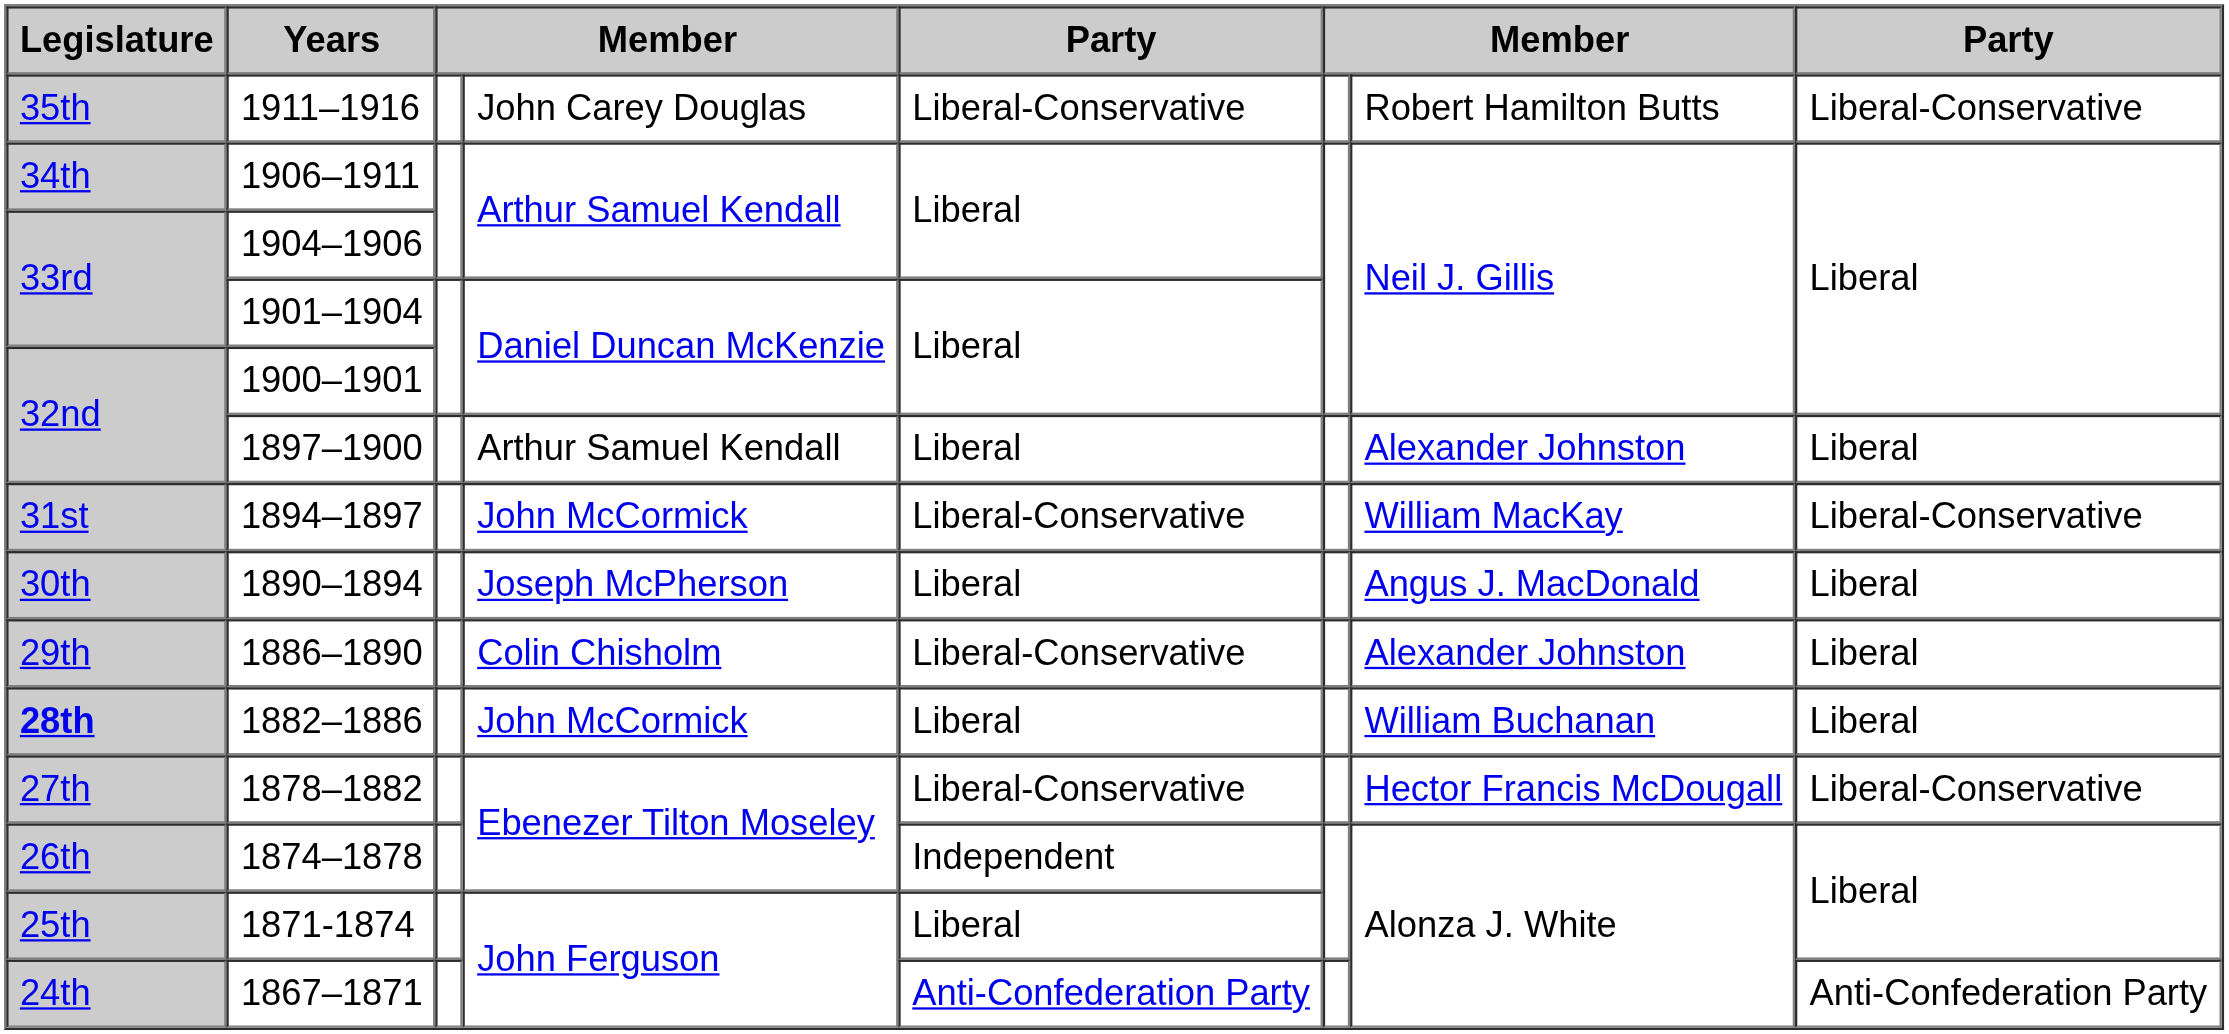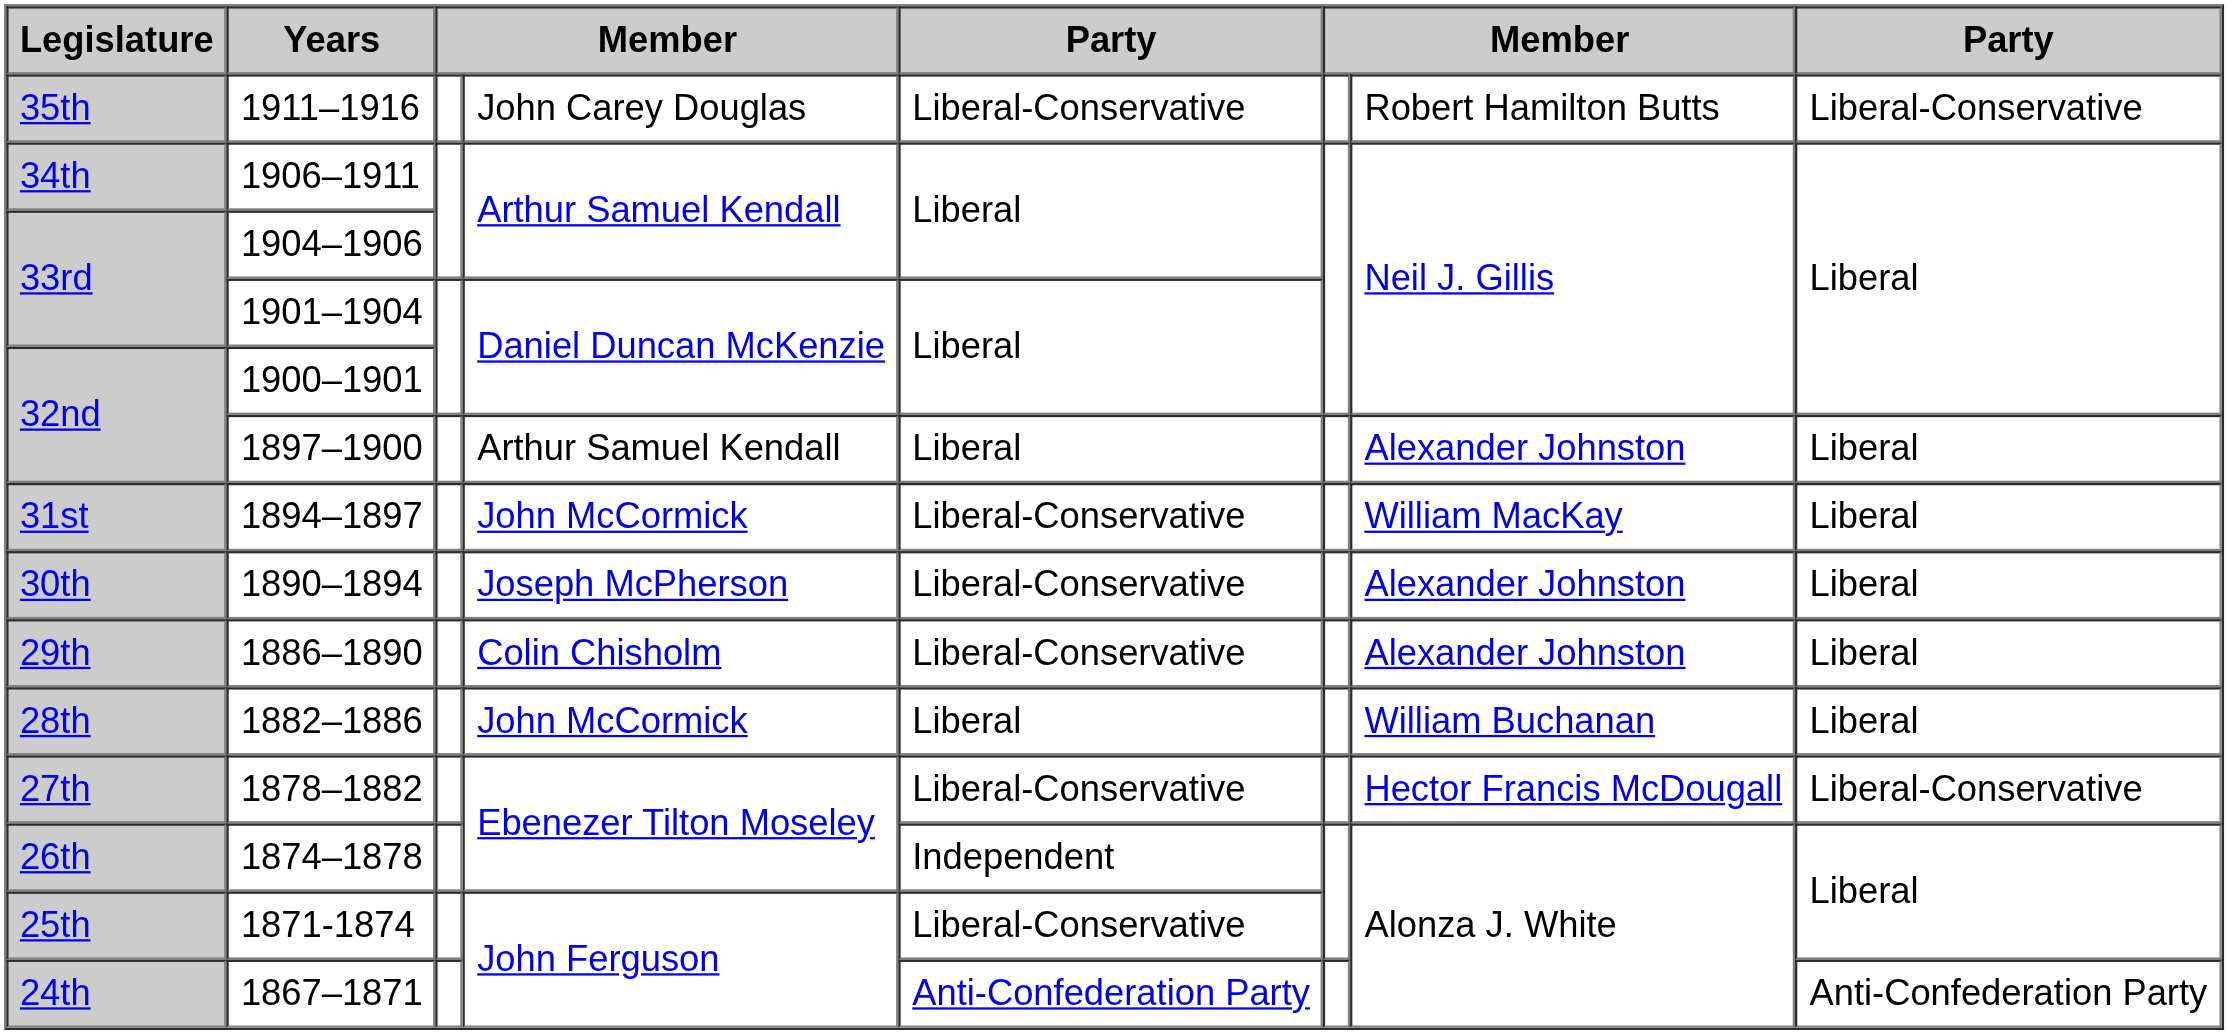(1976, 516) Liberal-Conservative -> (1864, 516) Liberal
(967, 584) Liberal -> (1079, 584) Liberal-Conservative
(1532, 584) Angus J. MacDonald -> (1525, 584) Alexander Johnston
(57, 720) bold -> (55, 720) normal
(967, 924) Liberal -> (1079, 924) Liberal-Conservative
